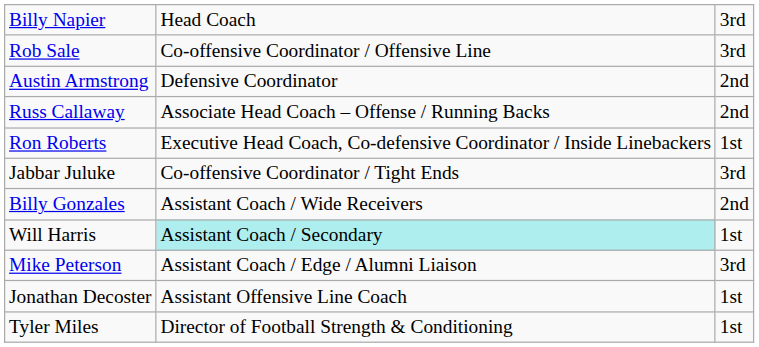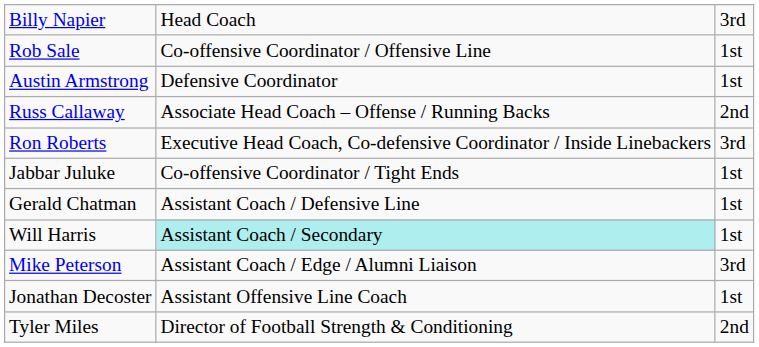(733, 50) 3rd -> (731, 50) 1st
(734, 81) 2nd -> (731, 81) 1st
(731, 142) 1st -> (733, 142) 3rd
(733, 173) 3rd -> (731, 173) 1st
+ row: (73, 204)
- row: (67, 204)
(731, 326) 1st -> (734, 326) 2nd
